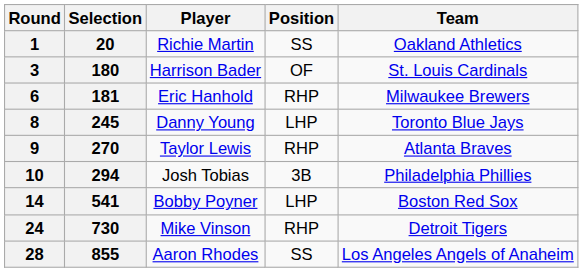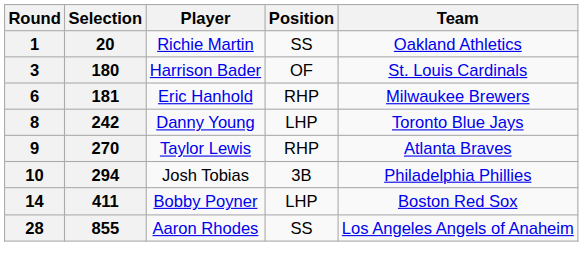(105, 123) 245 -> (105, 123) 242
(105, 201) 541 -> (105, 201) 411
- row: (35, 228)
